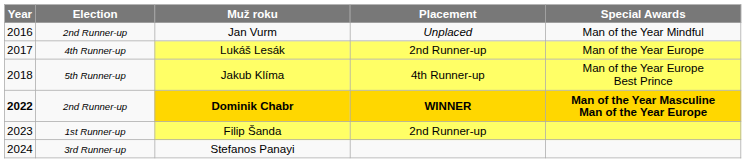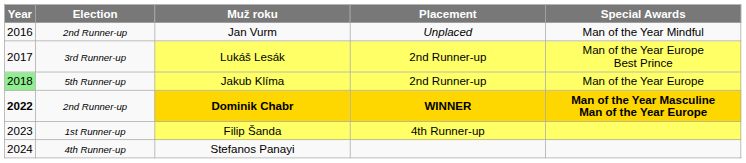(95, 51) 4th Runner-up -> (95, 58) 3rd Runner-up
(643, 50) Man of the Year Europe -> (643, 57) Man of the Year Europe Best Prince
(20, 75) no background -> (20, 81) lightgreen background
(448, 75) 4th Runner-up -> (448, 81) 2nd Runner-up
(643, 75) Man of the Year Europe Best Prince -> (643, 81) Man of the Year Europe
(448, 131) 2nd Runner-up -> (448, 131) 4th Runner-up
(95, 150) 3rd Runner-up -> (95, 150) 4th Runner-up
